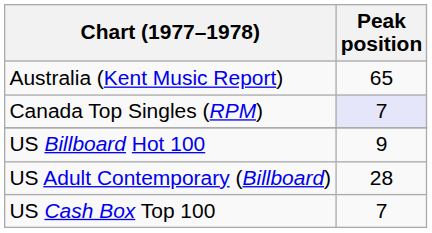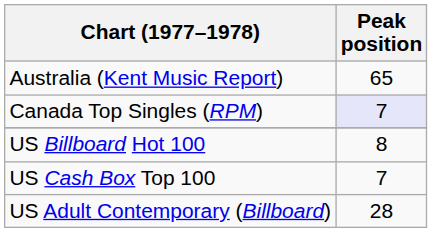(381, 144) 9 -> (381, 144) 8
rows swapped: (170, 177) <-> (112, 210)
